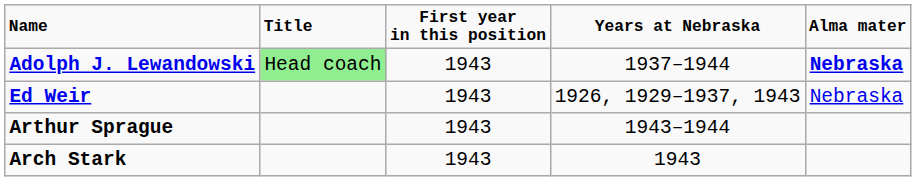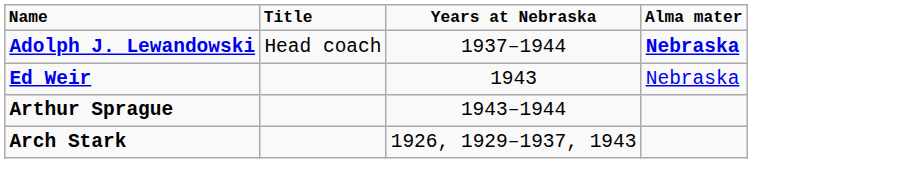- column: (468, 27)
(323, 65) lightgreen background -> (323, 47) no background
(678, 96) 1926, 1929–1937, 1943 -> (514, 78) 1943
(678, 160) 1943 -> (514, 142) 1926, 1929–1937, 1943
